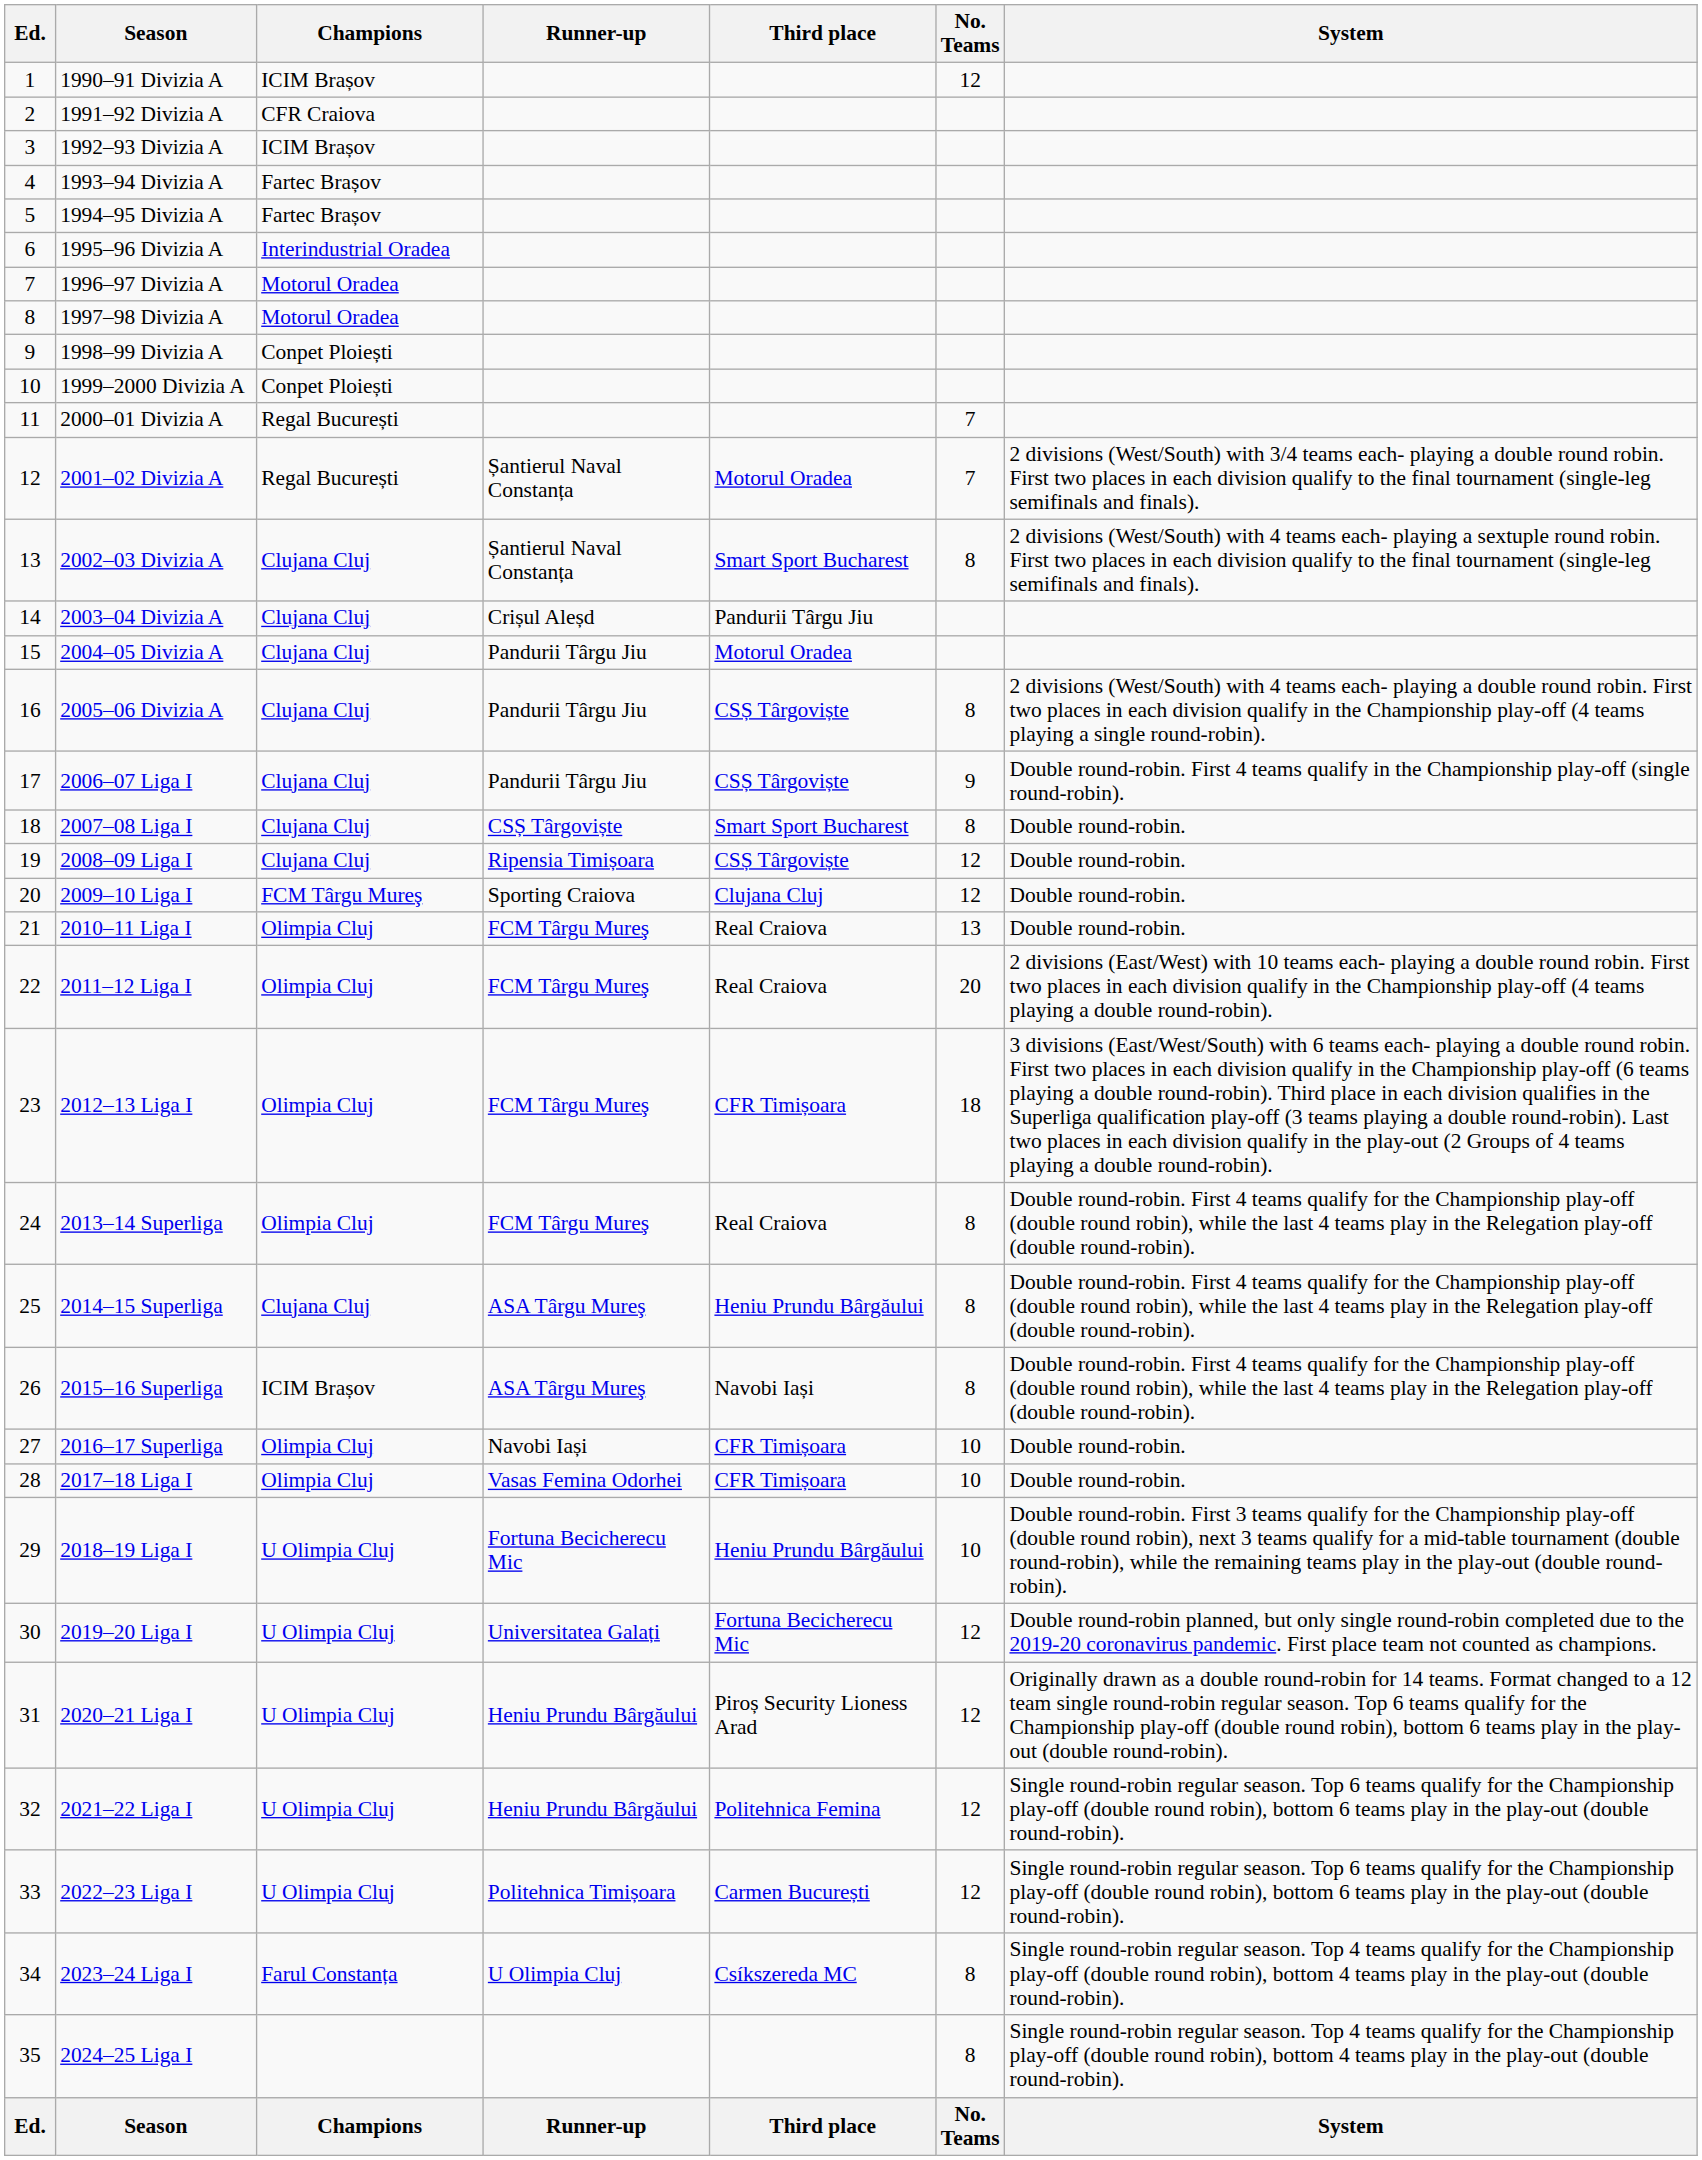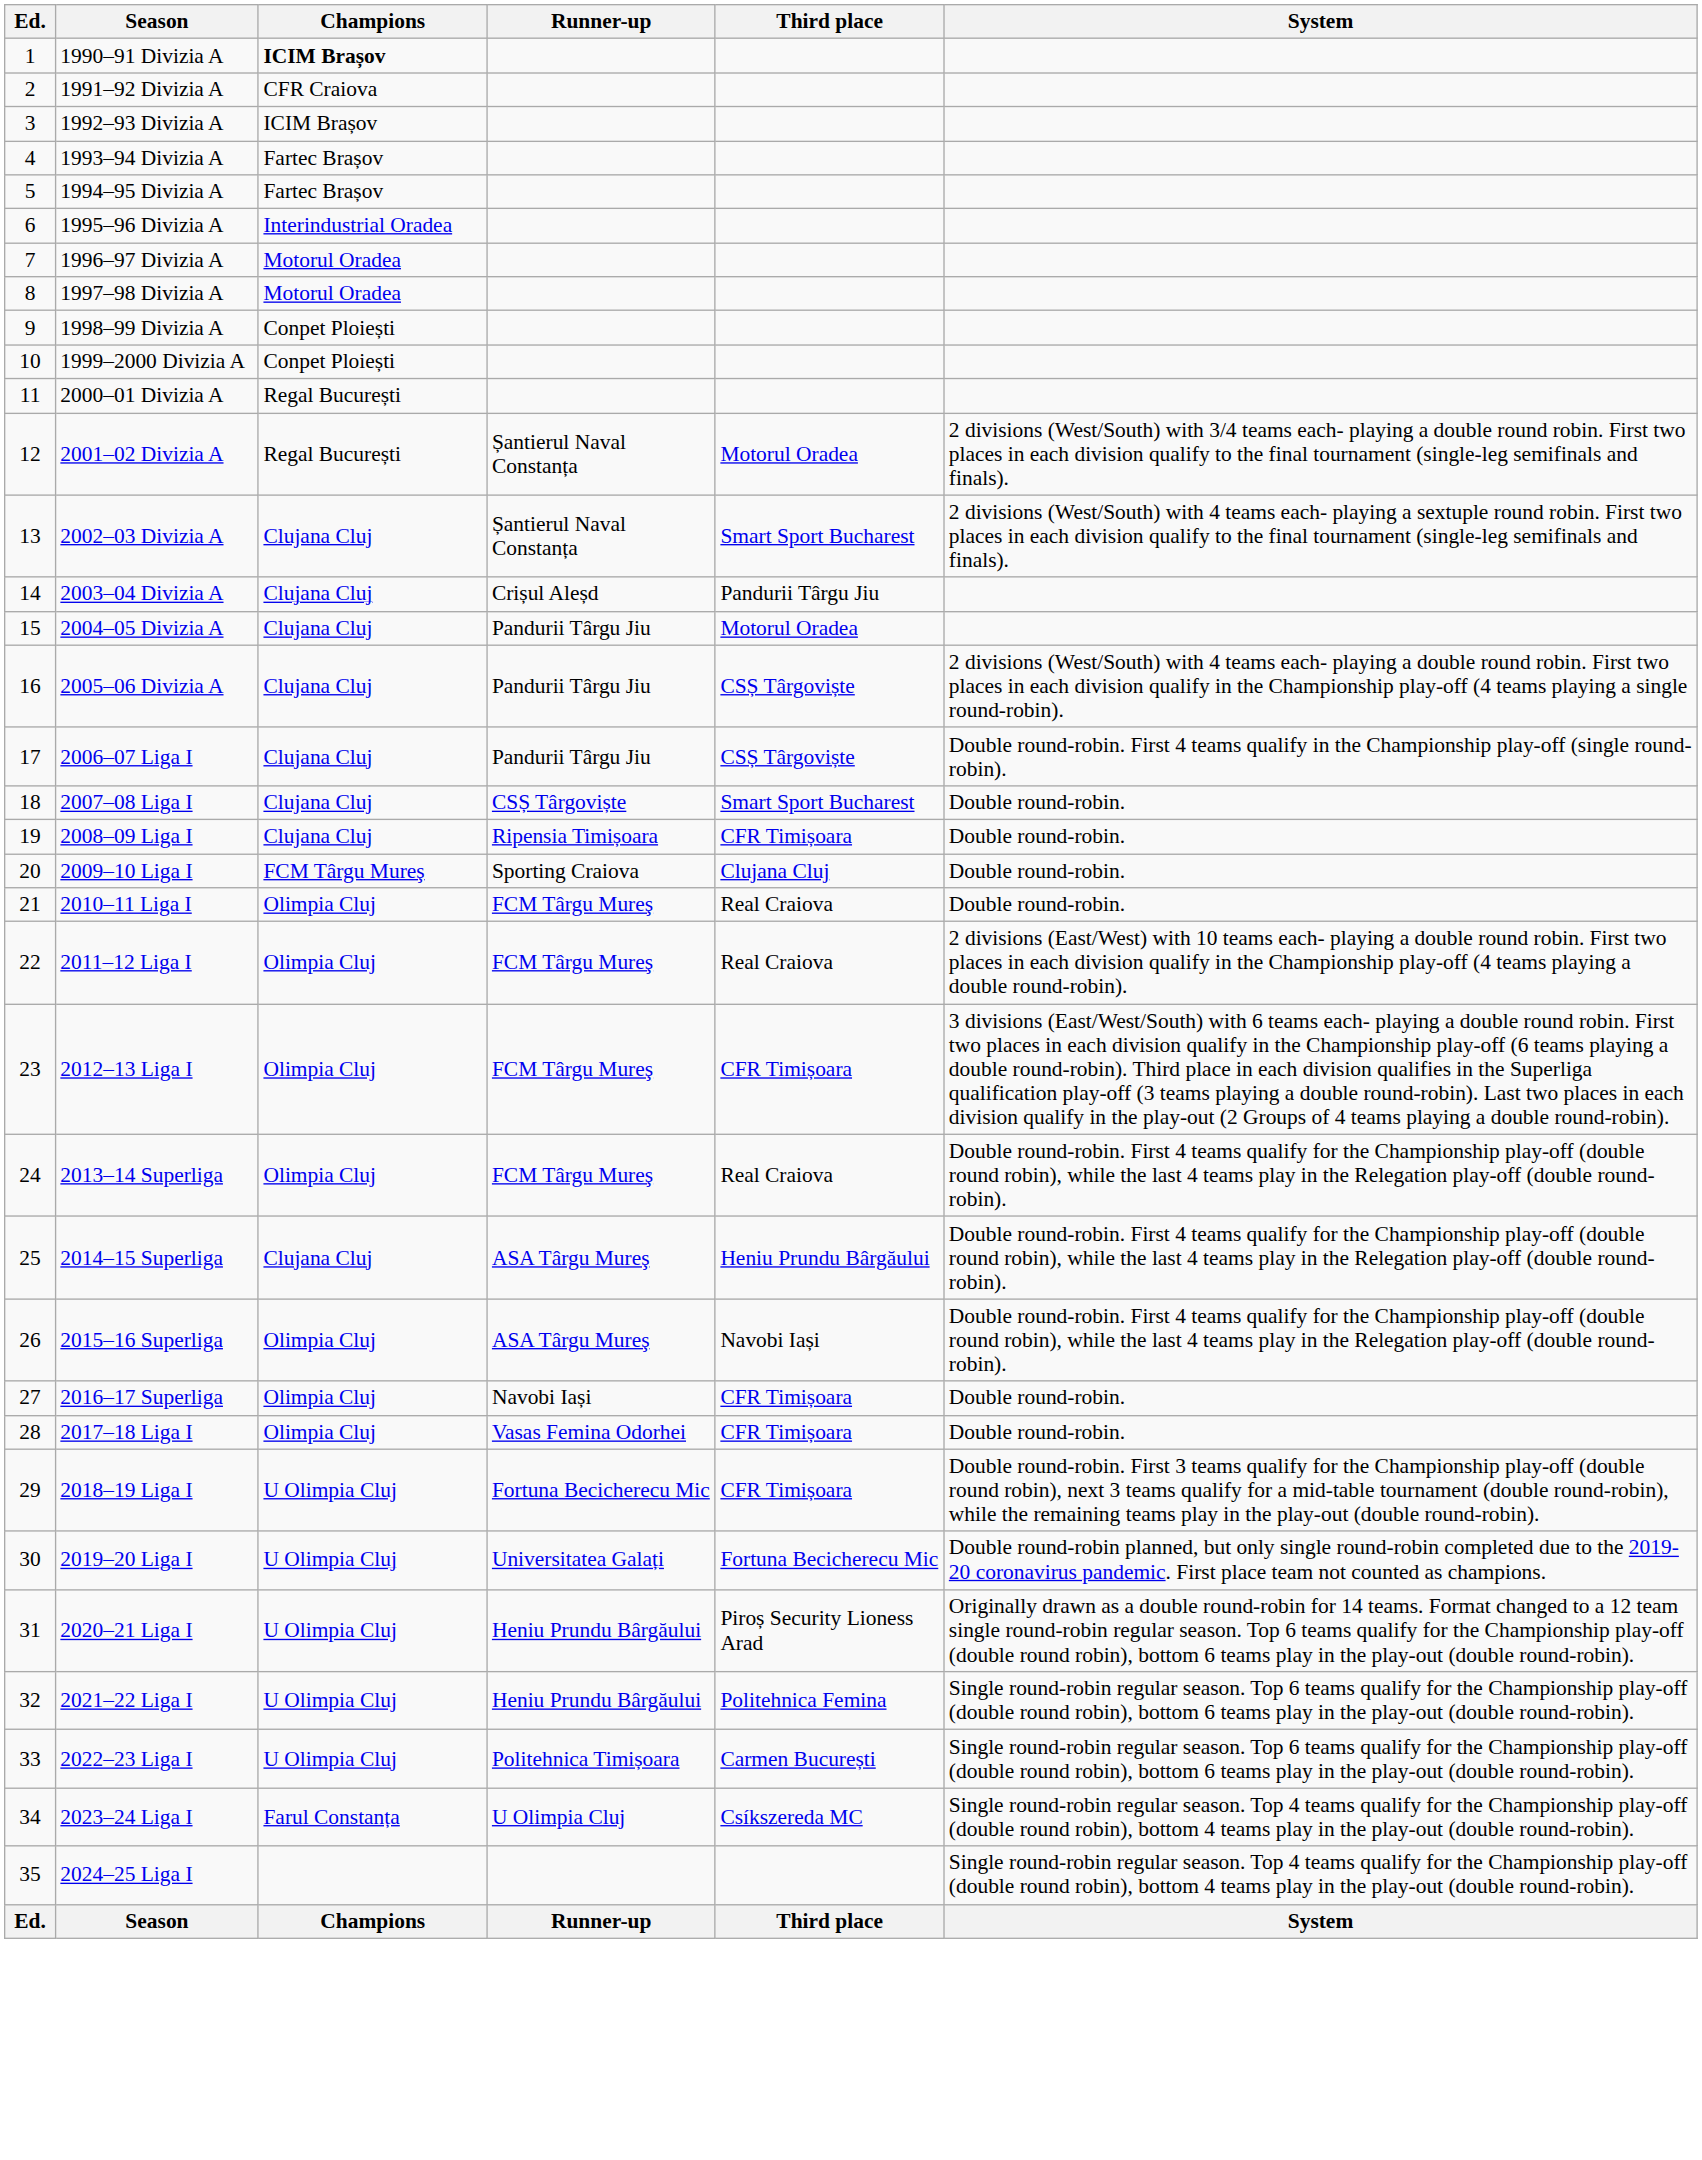- column: (970, 33)
(318, 79) normal -> (324, 55) bold
(782, 860) CSȘ Târgoviște -> (786, 836) CFR Timișoara
(318, 1387) ICIM Brașov -> (320, 1339) Olimpia Cluj
(819, 1550) Heniu Prundu Bârgăului -> (786, 1489) CFR Timișoara
